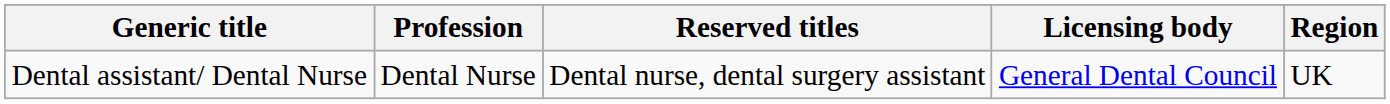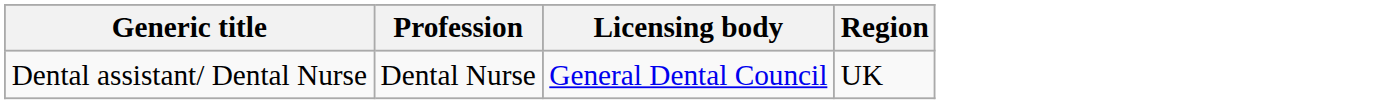- column: (767, 27)
